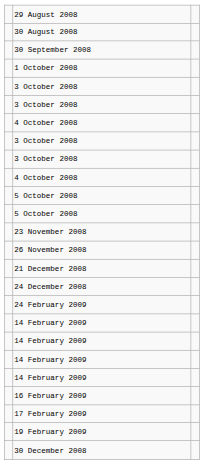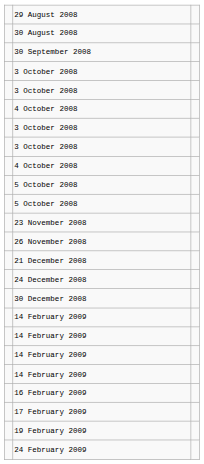- row: (8, 68)
rows swapped: (8, 450) <-> (8, 305)
